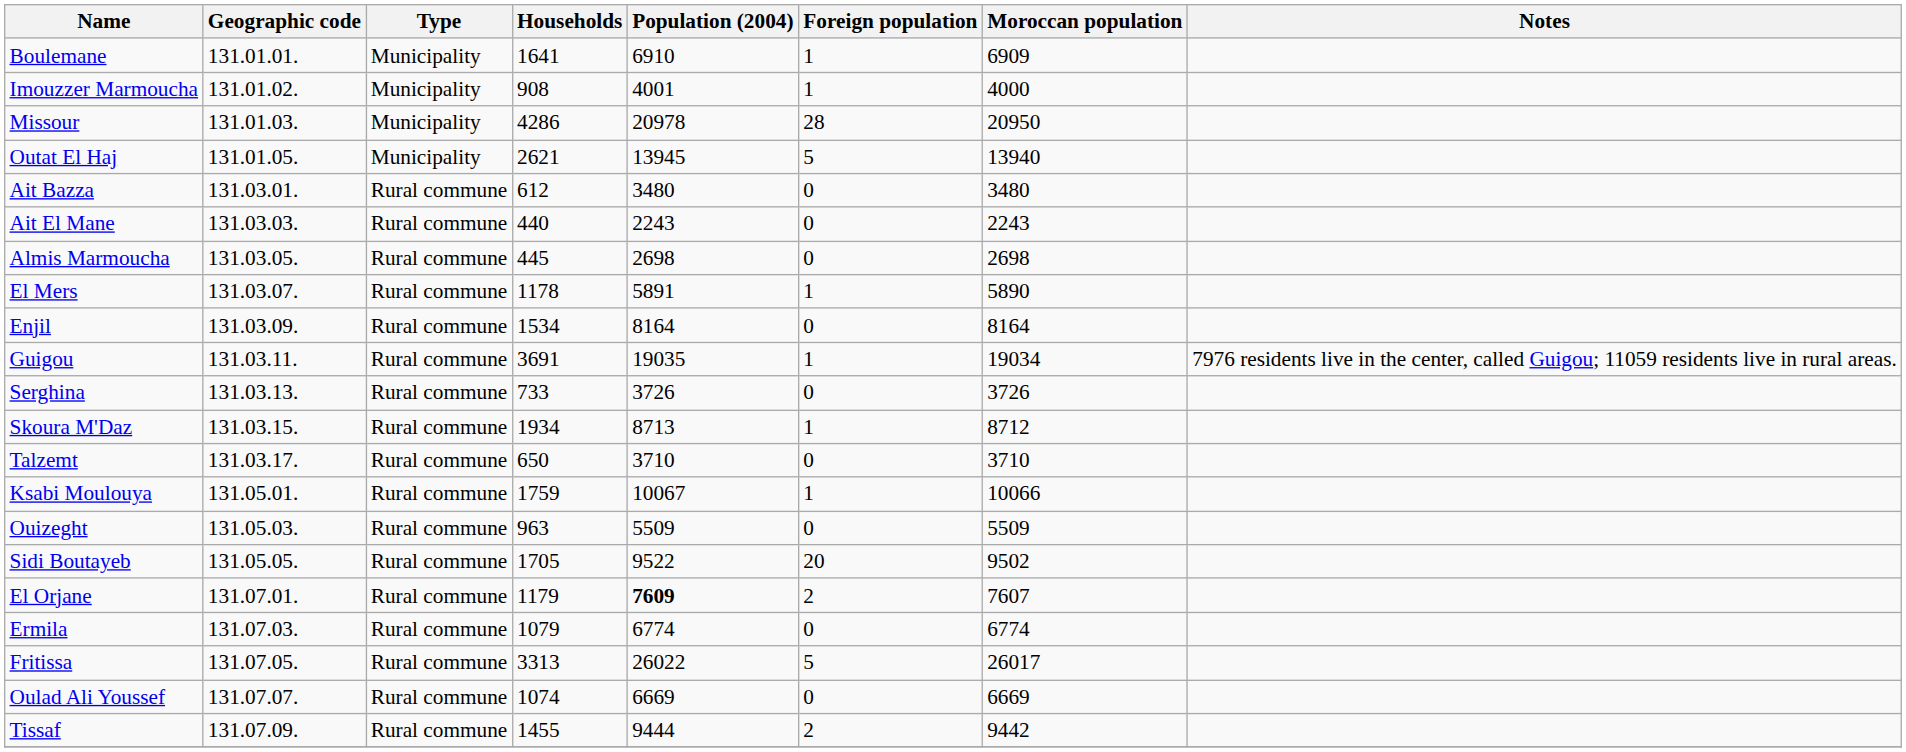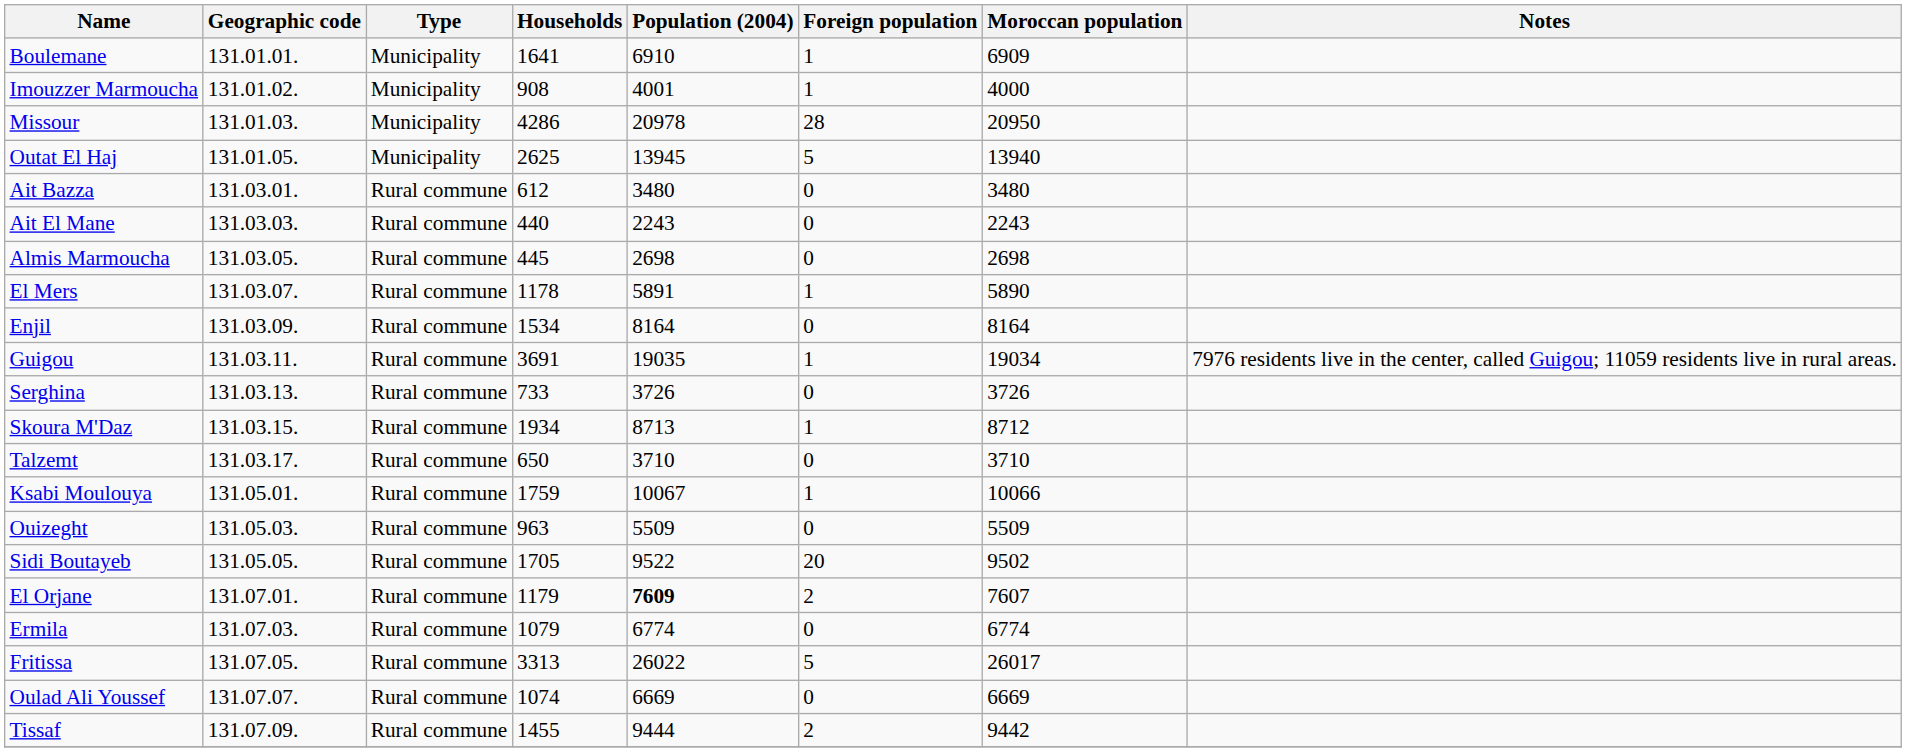(538, 156) 2621 -> (538, 156) 2625
